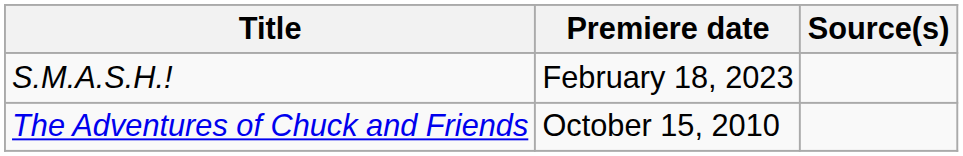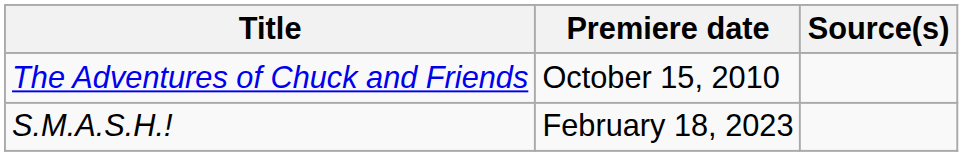rows swapped: (270, 126) <-> (92, 77)
